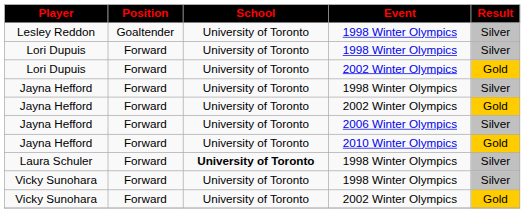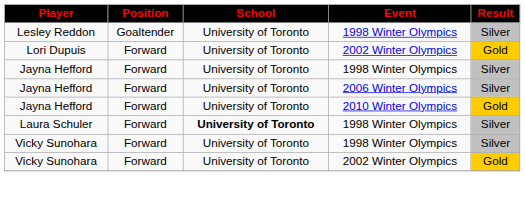- row: (56, 50)
- row: (56, 106)
